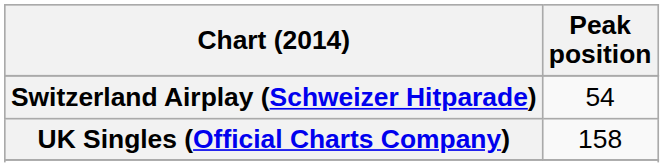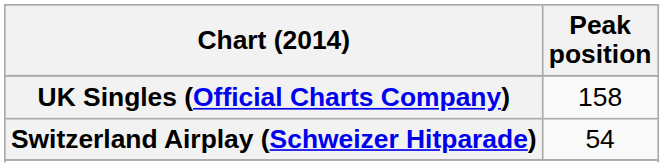rows swapped: (274, 97) <-> (274, 138)
